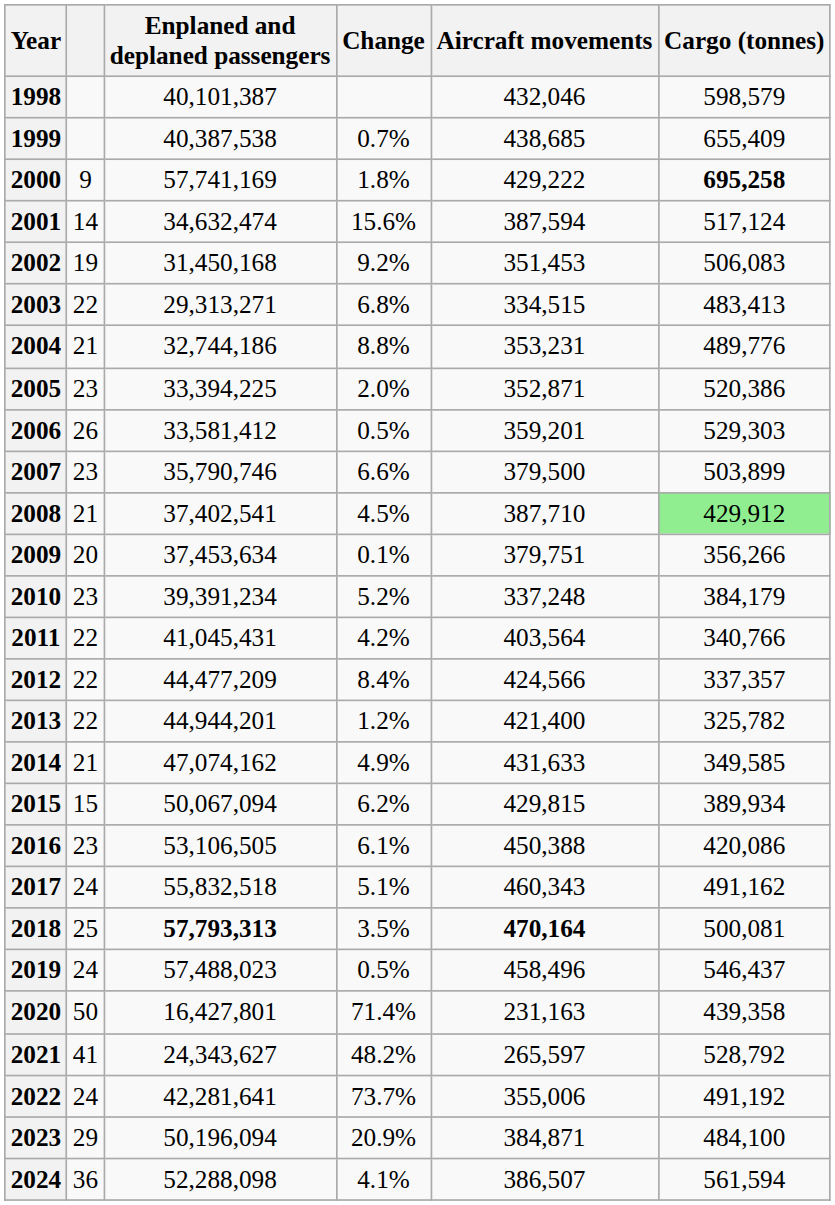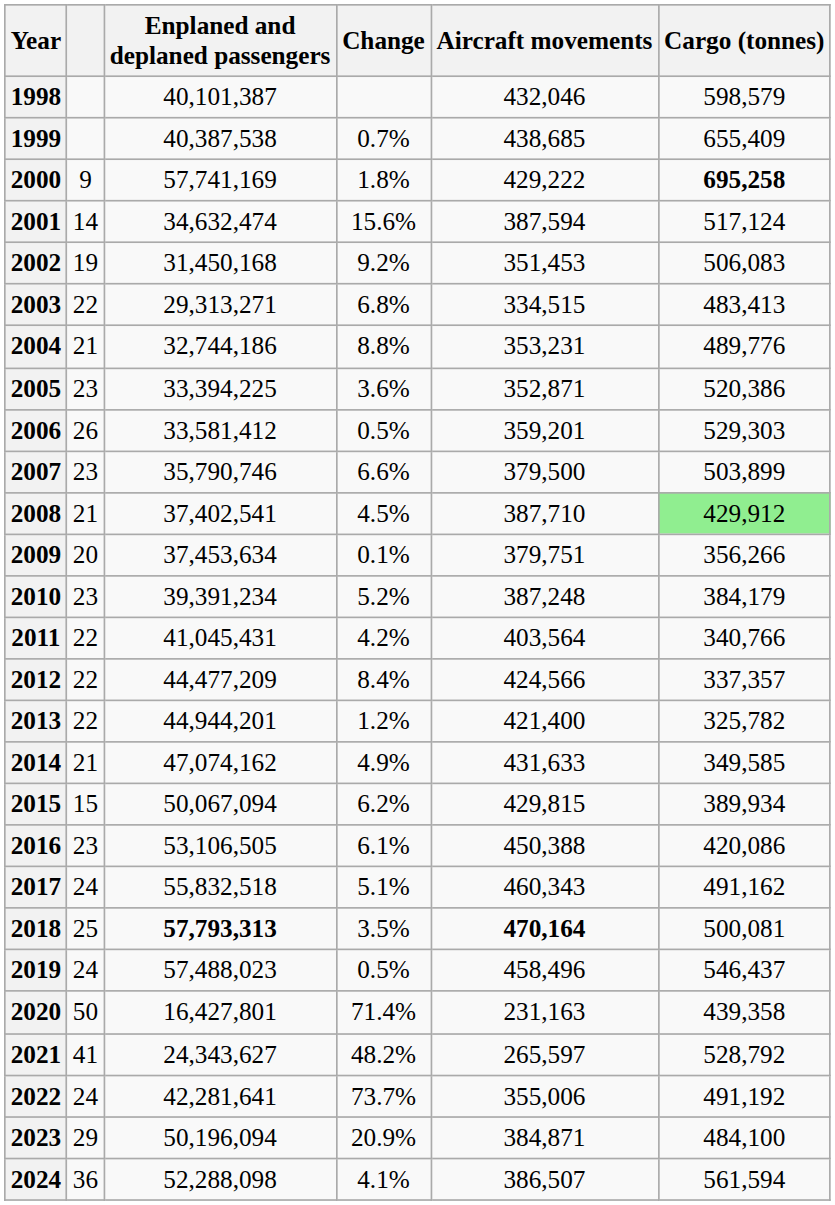(383, 388) 2.0% -> (383, 388) 3.6%
(544, 596) 337,248 -> (544, 596) 387,248
